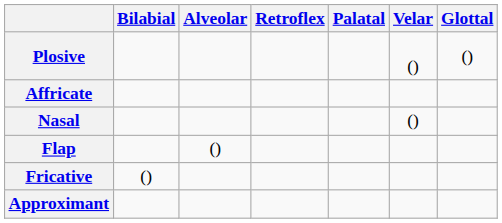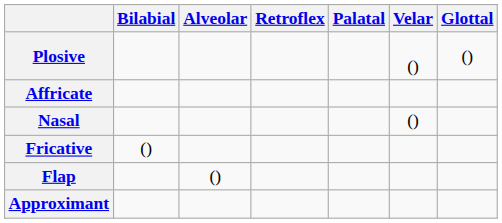rows swapped: (59, 148) <-> (59, 176)
